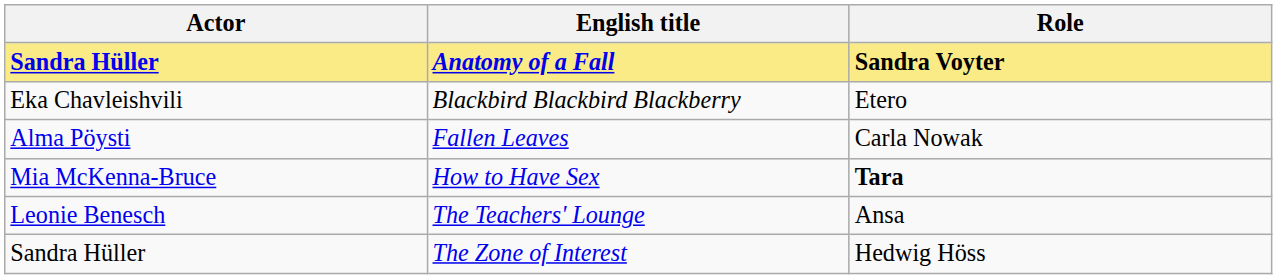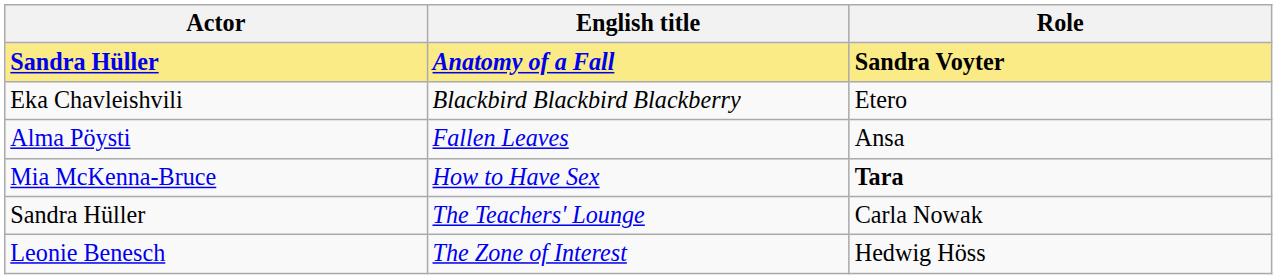(919, 138) Carla Nowak -> (880, 138) Ansa
(88, 215) Leonie Benesch -> (78, 215) Sandra Hüller
(880, 215) Ansa -> (919, 215) Carla Nowak
(78, 253) Sandra Hüller -> (88, 253) Leonie Benesch
